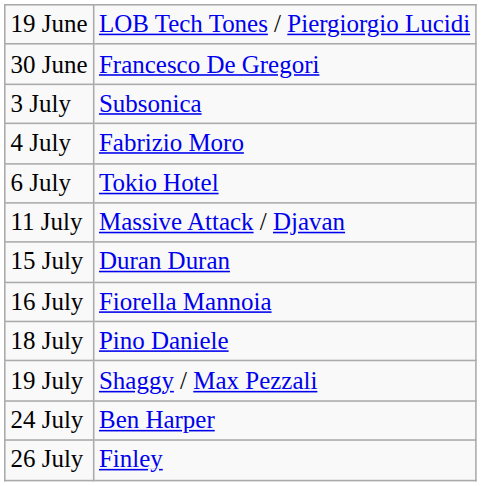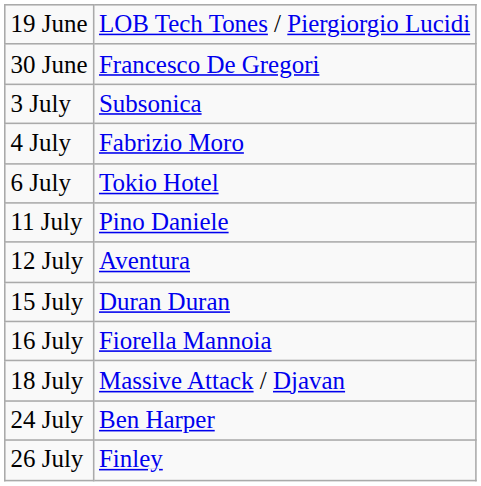(222, 222) Massive Attack / Djavan -> (164, 222) Pino Daniele
+ row: (47, 261)
(164, 340) Pino Daniele -> (222, 380) Massive Attack / Djavan
- row: (47, 380)
